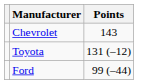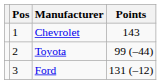+ column: (21, 14)
(109, 51) 131 (–12) -> (134, 51) 99 (–44)
(112, 70) 99 (–44) -> (131, 70) 131 (–12)
